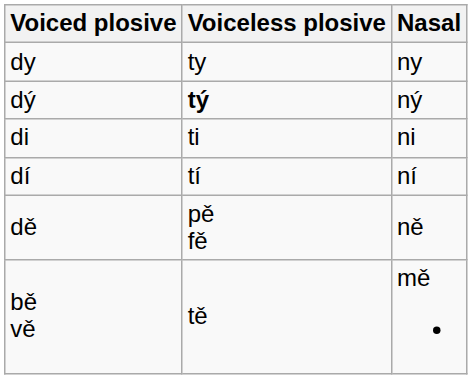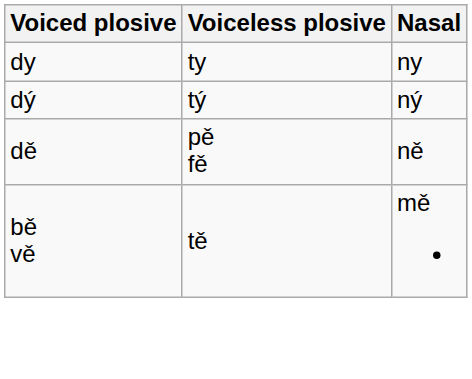(198, 99) bold -> (197, 99) normal
- row: (20, 137)
- row: (20, 175)
